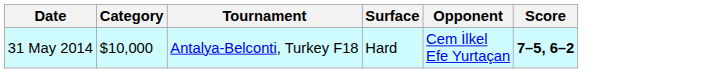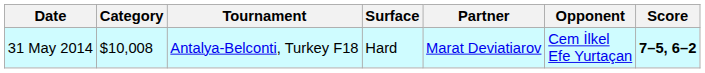+ column: (484, 16)
(126, 47) $10,000 -> (126, 47) $10,008
